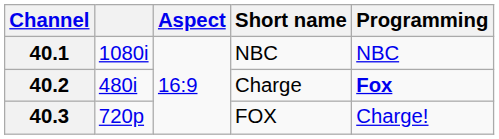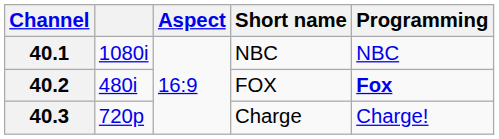(268, 85) Charge -> (256, 85) FOX
(256, 117) FOX -> (268, 117) Charge
